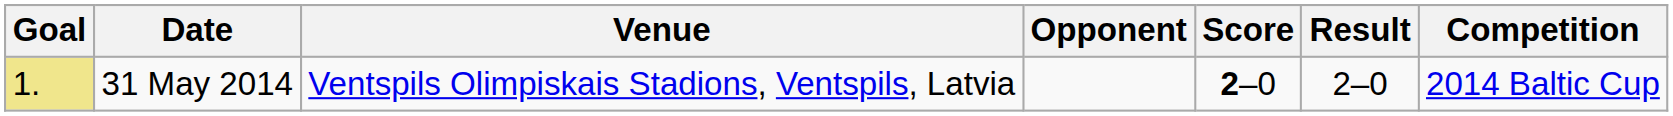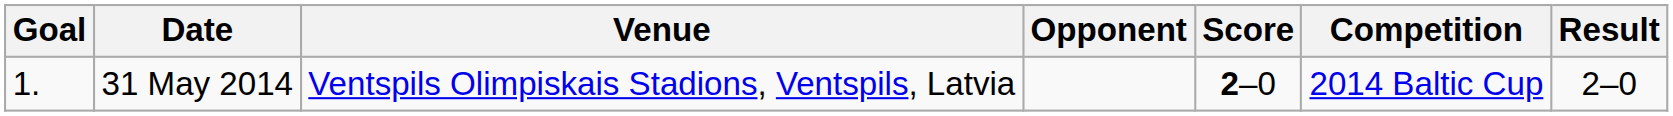columns swapped: (1360, 30) <-> (1543, 30)
(26, 83) khaki background -> (26, 83) no background
